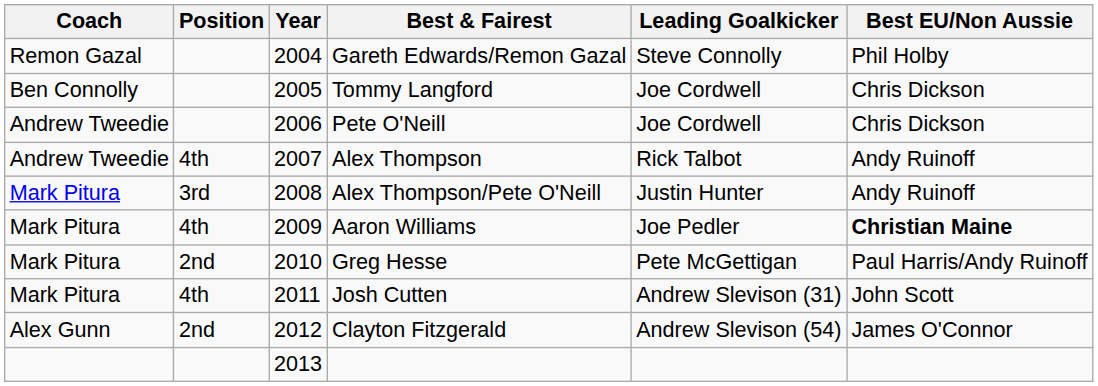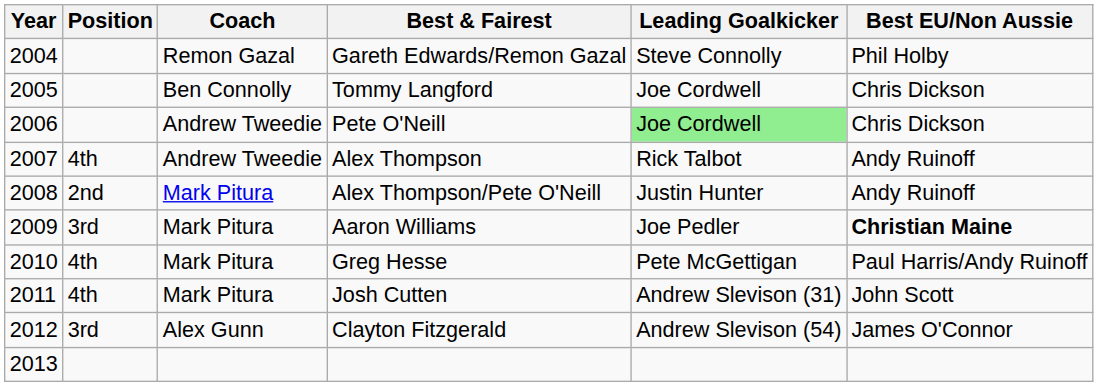columns swapped: (298, 21) <-> (89, 21)
(699, 124) no background -> (699, 124) lightgreen background
(195, 192) 3rd -> (86, 192) 2nd
(194, 227) 4th -> (83, 227) 3rd
(197, 261) 2nd -> (83, 261) 4th
(197, 329) 2nd -> (83, 329) 3rd
